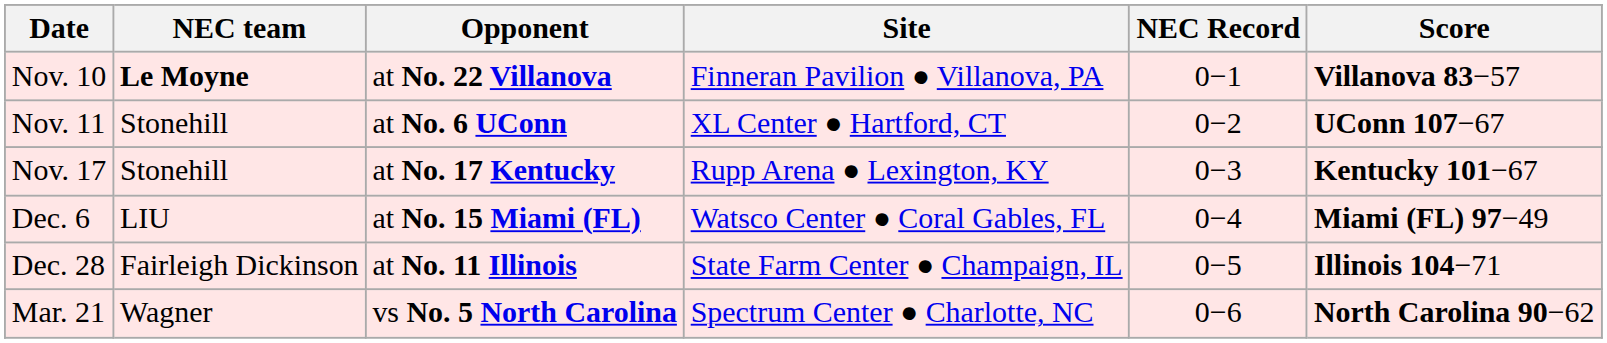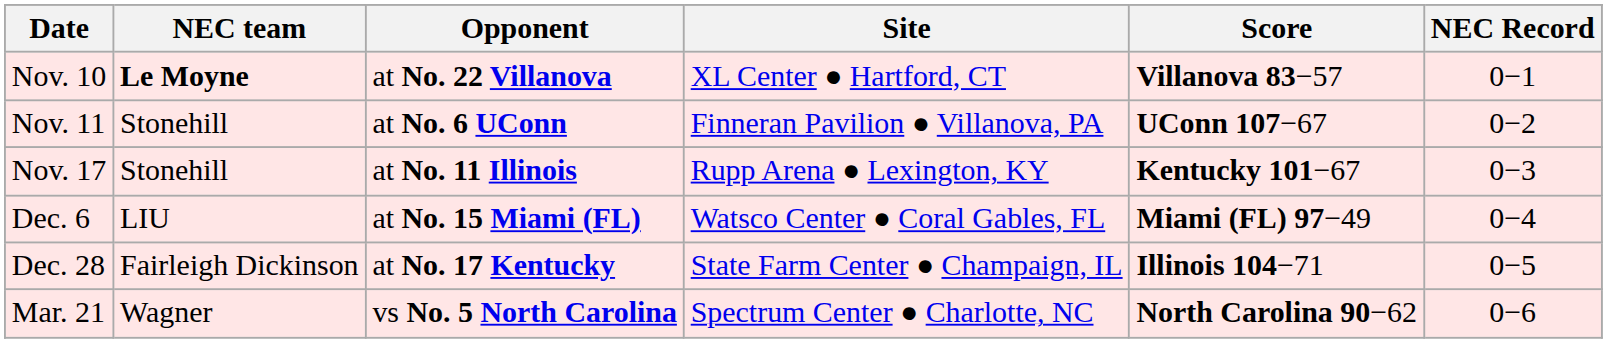columns swapped: (1454, 28) <-> (1218, 28)
(897, 75) Finneran Pavilion ● Villanova, PA -> (848, 75) XL Center ● Hartford, CT
(848, 123) XL Center ● Hartford, CT -> (897, 123) Finneran Pavilion ● Villanova, PA
(494, 170) at No. 17 Kentucky -> (475, 170) at No. 11 Illinois
(475, 265) at No. 11 Illinois -> (494, 265) at No. 17 Kentucky
